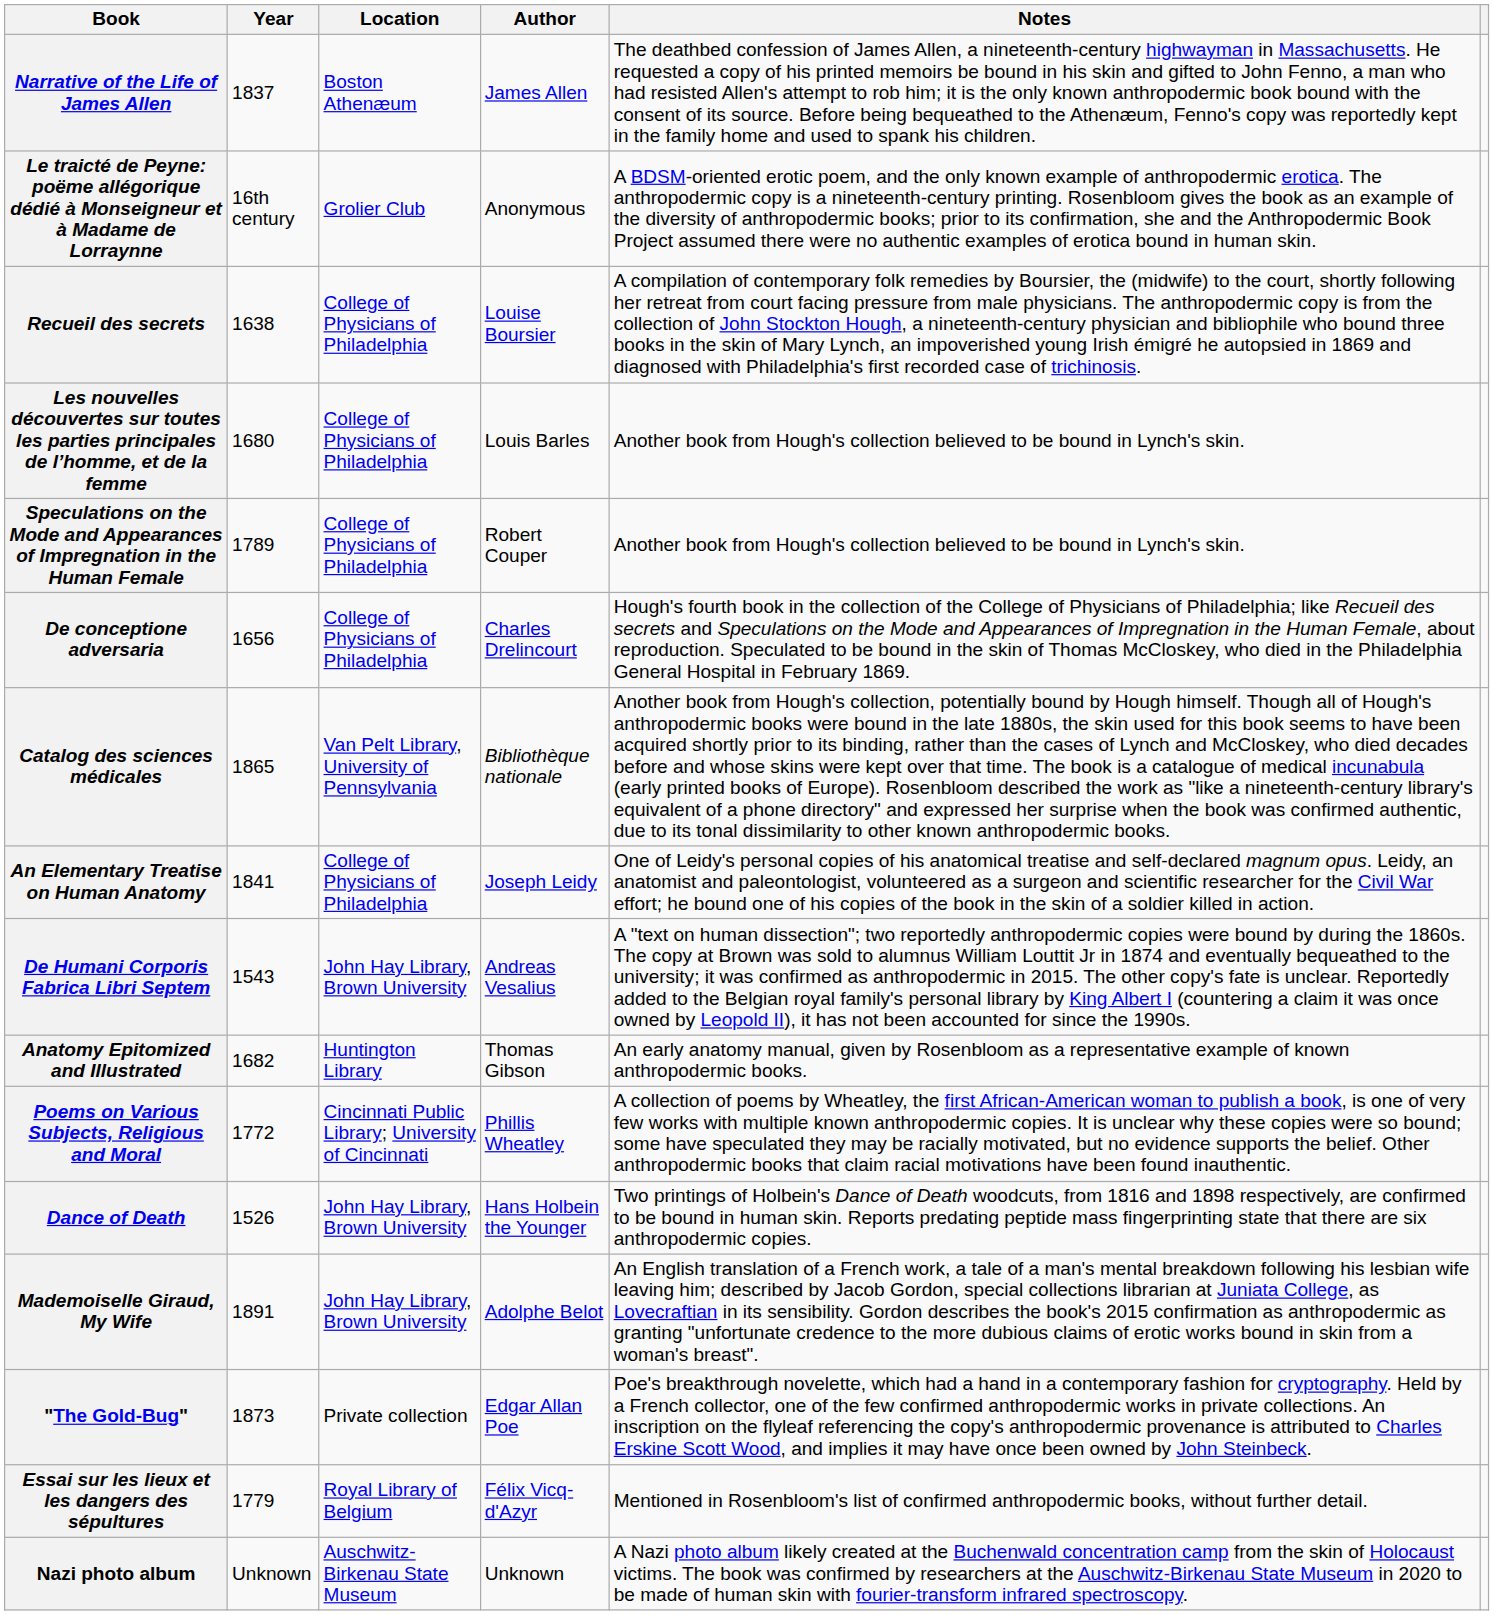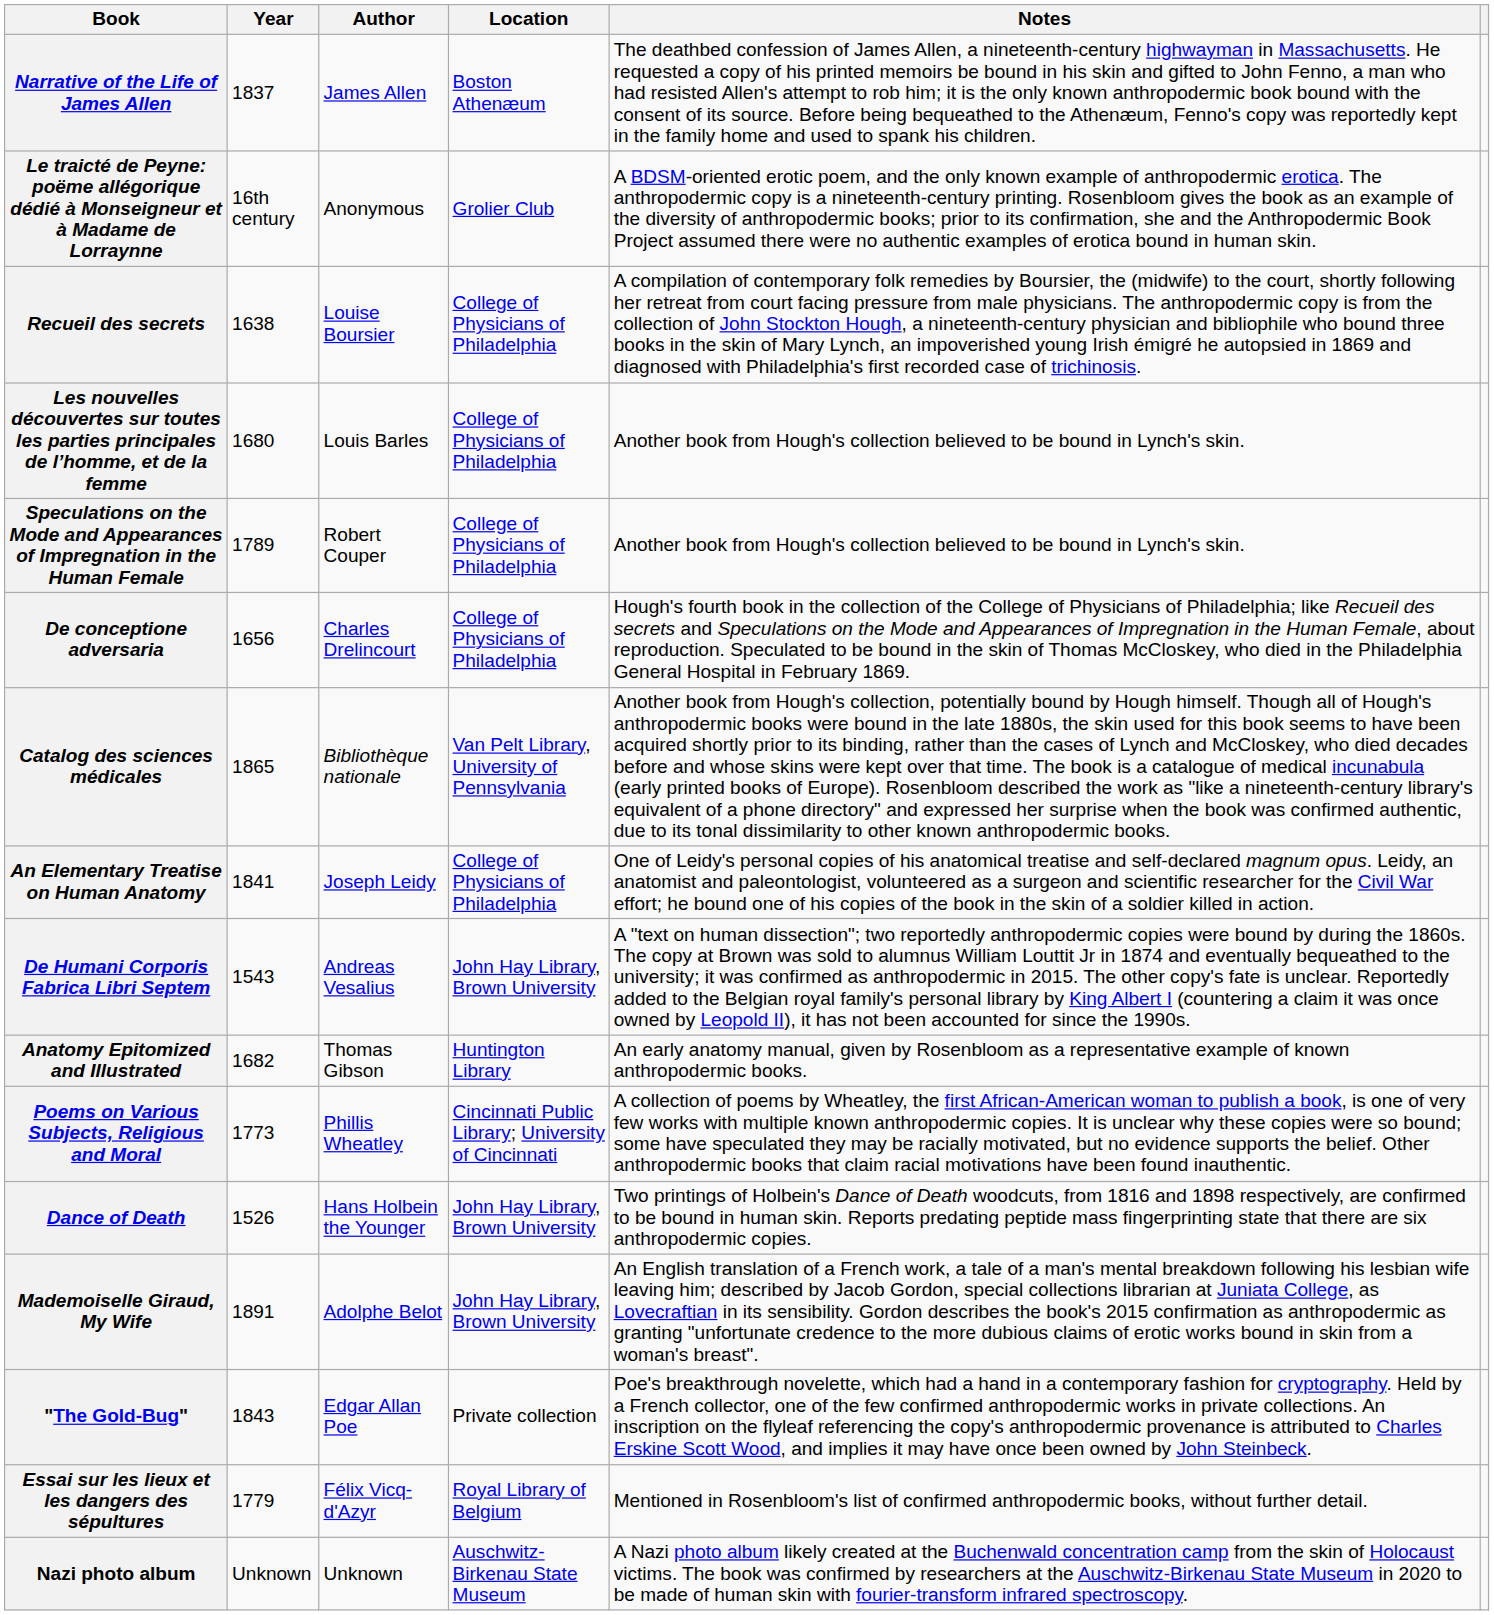columns swapped: (545, 19) <-> (400, 19)
(253, 1133) 1772 -> (253, 1133) 1773
(253, 1416) 1873 -> (253, 1416) 1843
